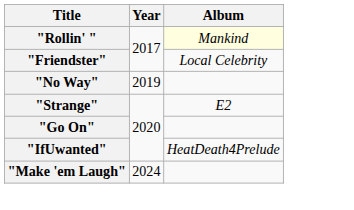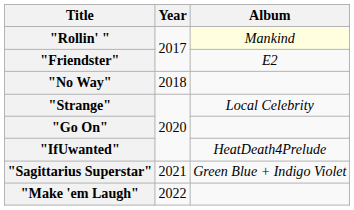(223, 60) Local Celebrity -> (270, 60) E2
(146, 82) 2019 -> (173, 82) 2018
(223, 104) E2 -> (270, 104) Local Celebrity
+ row: (80, 171)
(146, 171) 2024 -> (173, 194) 2022
